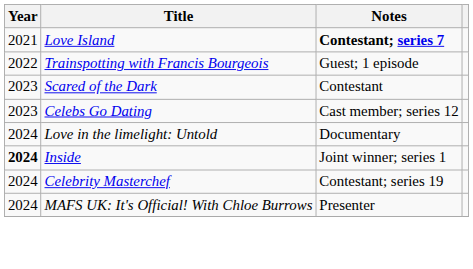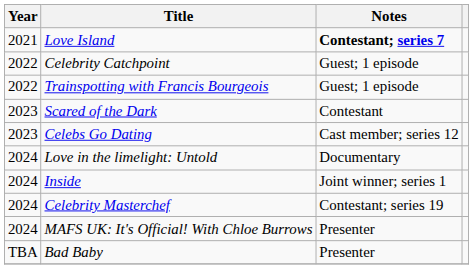+ row: (107, 63)
(23, 157) bold -> (23, 181) normal
+ row: (74, 252)
